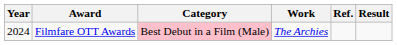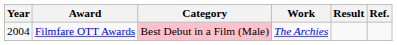columns swapped: (374, 13) <-> (343, 13)
(18, 31) 2024 -> (18, 31) 2004
